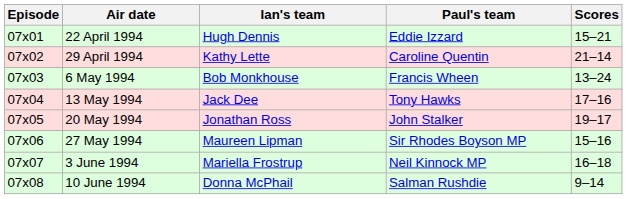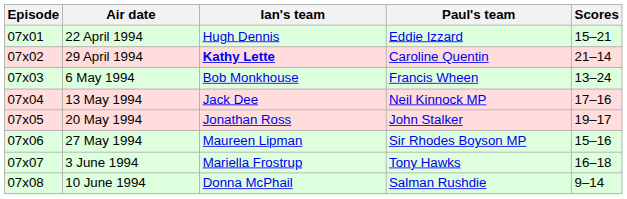(236, 57) normal -> (239, 57) bold
(425, 99) Tony Hawks -> (438, 99) Neil Kinnock MP
(438, 162) Neil Kinnock MP -> (425, 162) Tony Hawks
